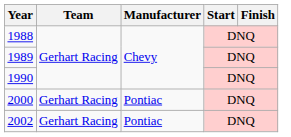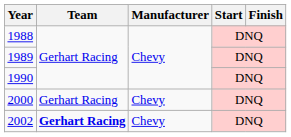(143, 100) Pontiac -> (148, 100) Chevy
(78, 121) normal -> (82, 121) bold
(143, 121) Pontiac -> (148, 121) Chevy
